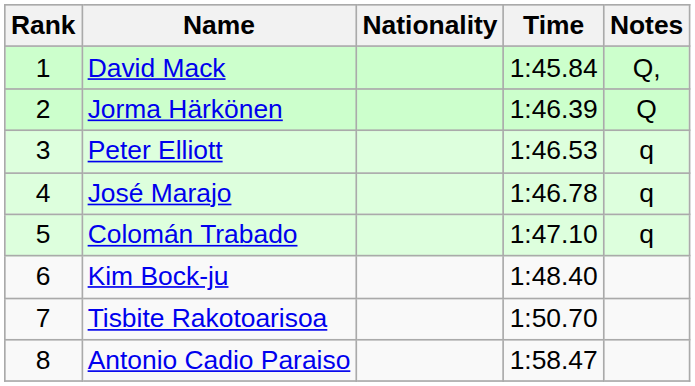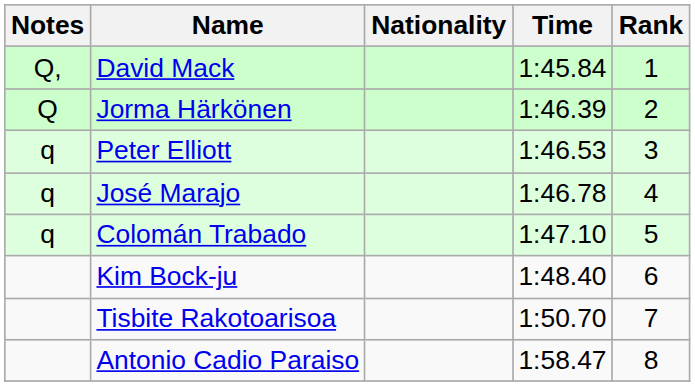columns swapped: (43, 25) <-> (647, 25)
